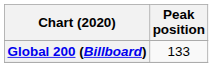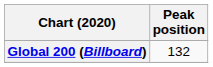(179, 51) 133 -> (179, 51) 132
